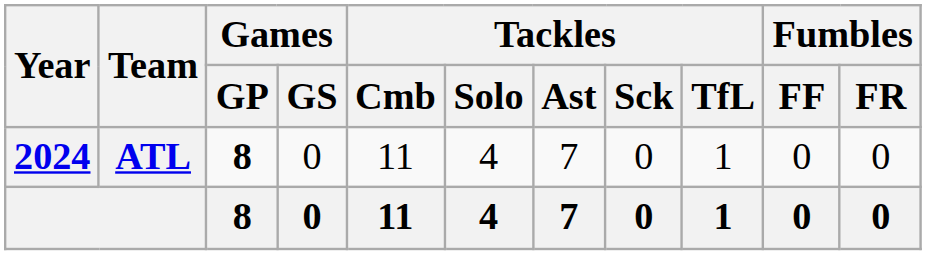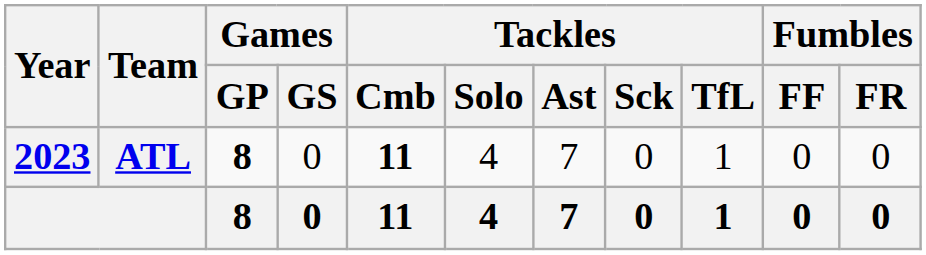(52, 156) 2024 -> (52, 156) 2023
(395, 156) normal -> (395, 156) bold
